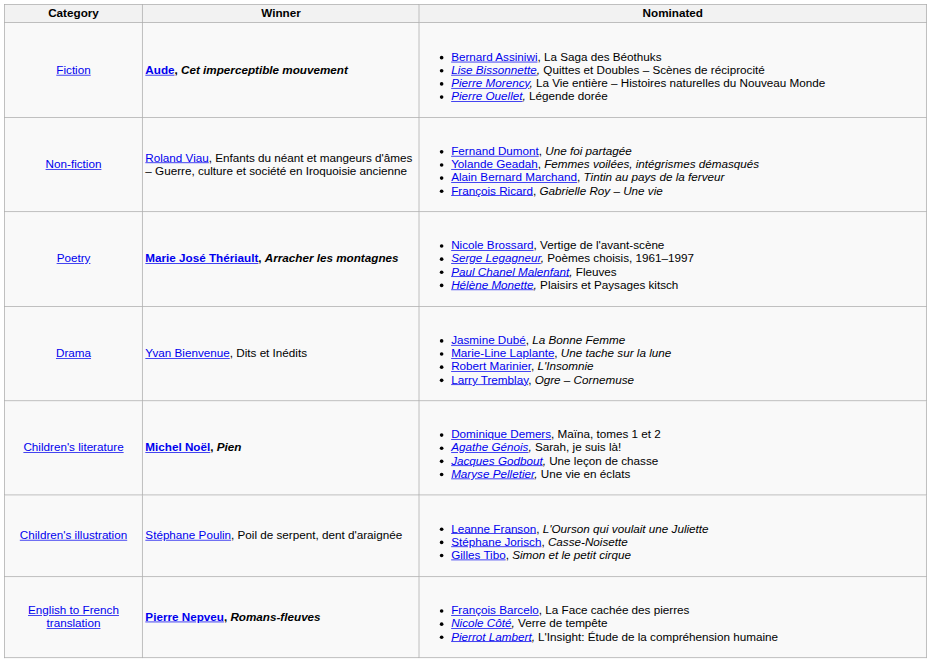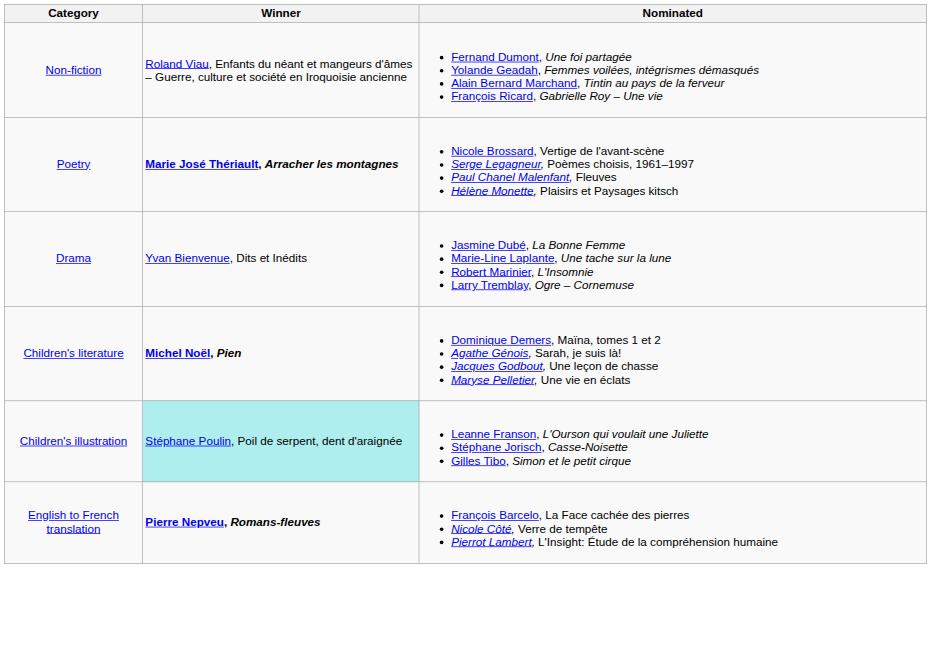- row: (74, 70)
(274, 535) no background -> (274, 441) paleturquoise background
